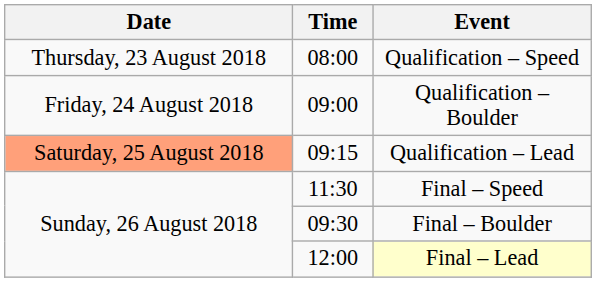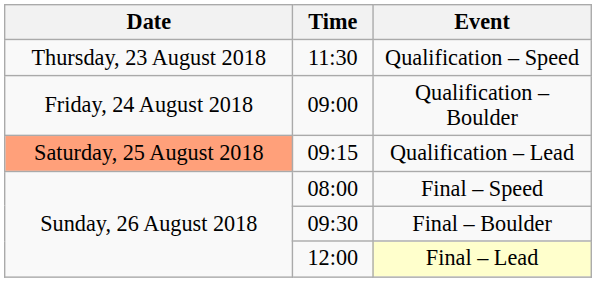(333, 57) 08:00 -> (333, 57) 11:30
(333, 188) 11:30 -> (333, 188) 08:00
